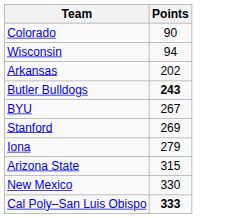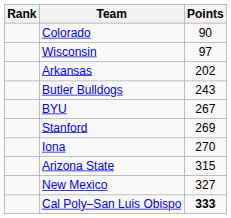+ column: (22, 14)
(170, 52) 94 -> (205, 52) 97
(170, 90) bold -> (205, 90) normal
(170, 147) 279 -> (205, 147) 270
(170, 185) 330 -> (205, 185) 327
